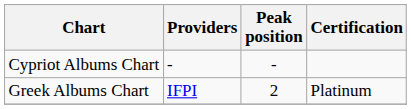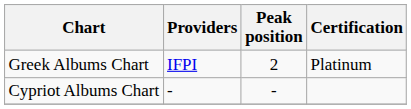rows swapped: (79, 90) <-> (84, 63)
